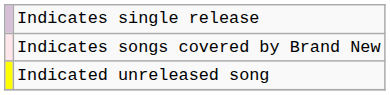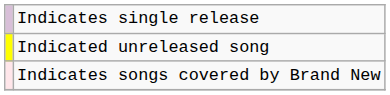rows swapped: (143, 75) <-> (199, 47)
